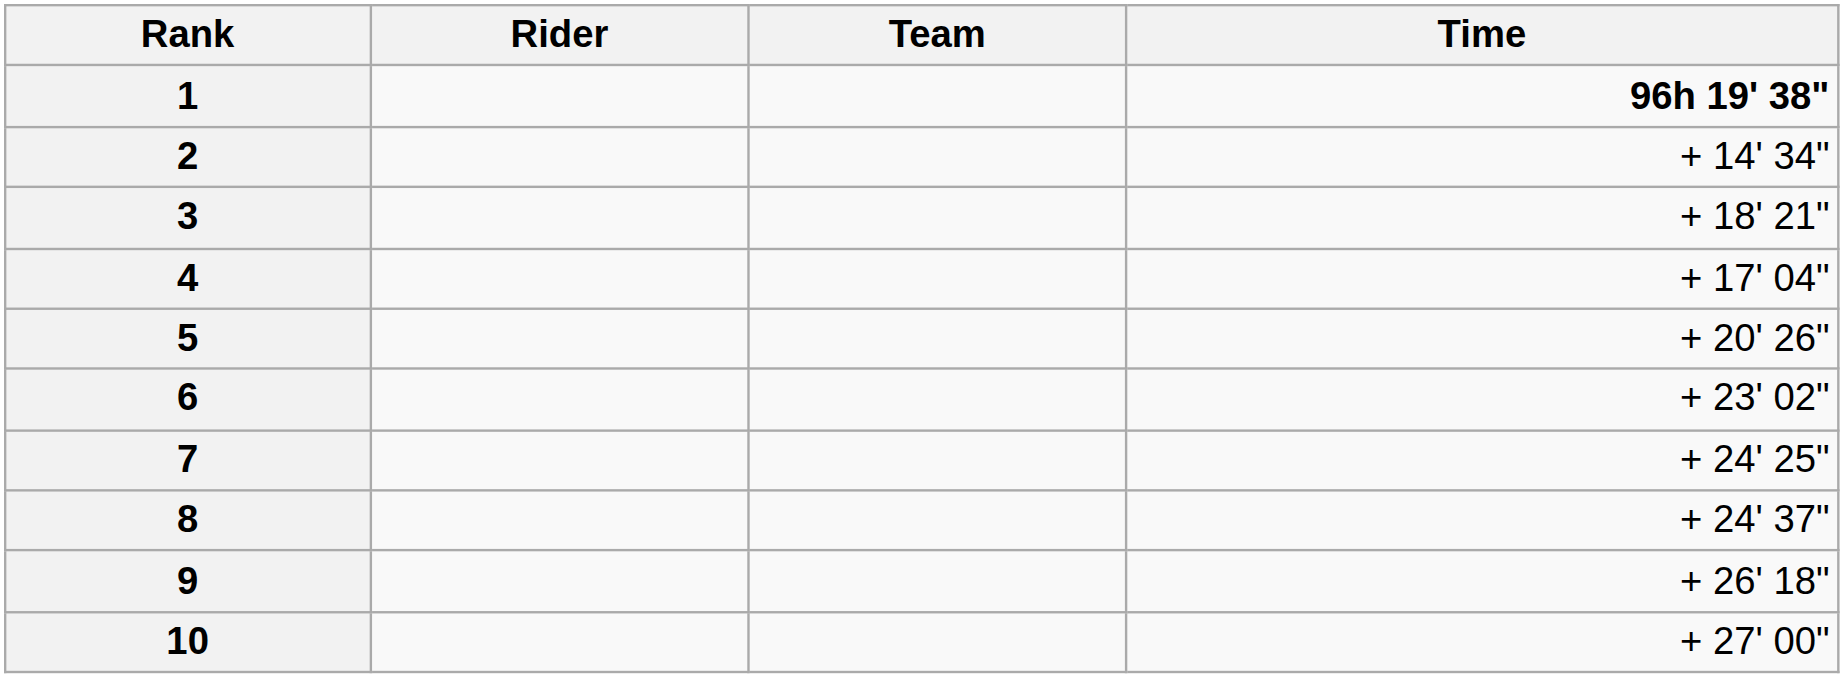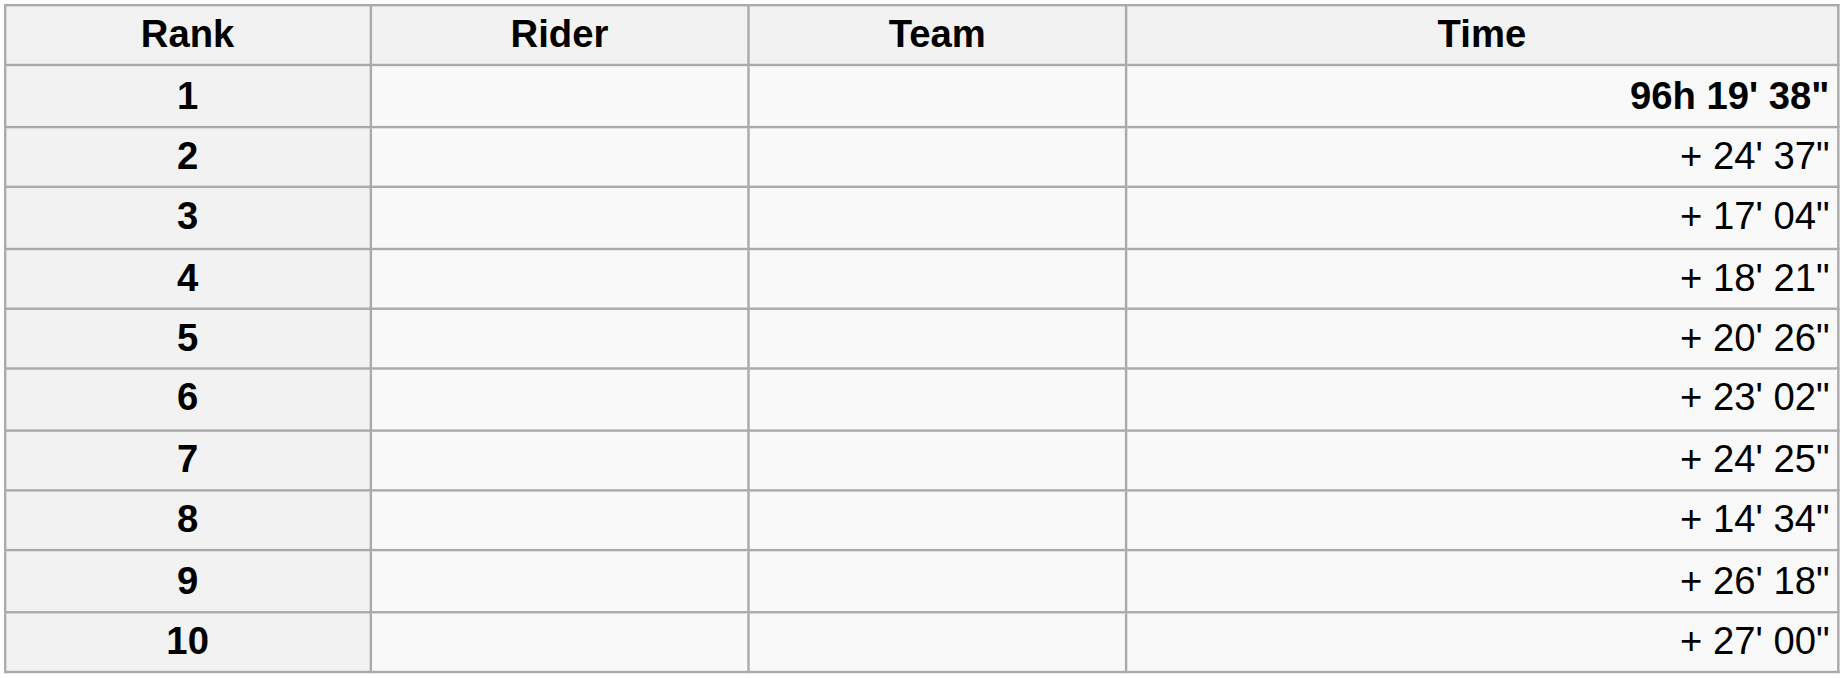(1755, 156) + 14' 34" -> (1755, 156) + 24' 37"
(1755, 216) + 18' 21" -> (1755, 216) + 17' 04"
(1755, 277) + 17' 04" -> (1755, 277) + 18' 21"
(1755, 519) + 24' 37" -> (1755, 519) + 14' 34"
